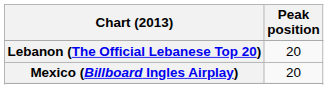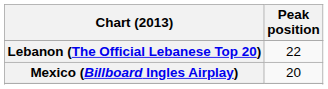(293, 51) 20 -> (293, 51) 22
